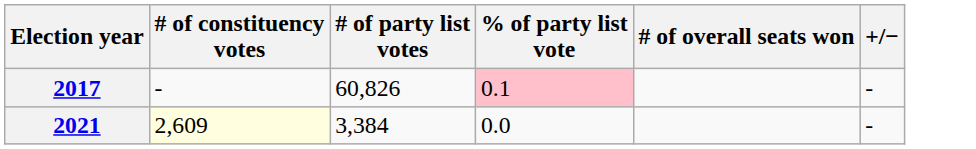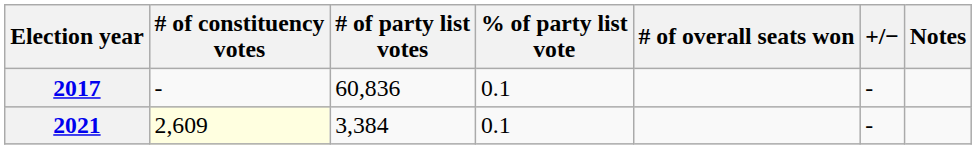+ column: (938, 36)
(368, 87) 60,826 -> (368, 87) 60,836
(496, 87) pink background -> (496, 87) no background
(496, 125) 0.0 -> (496, 125) 0.1
